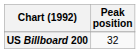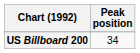(113, 40) 32 -> (113, 40) 34
